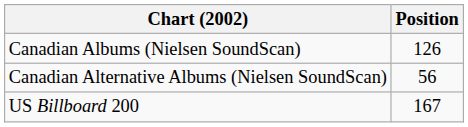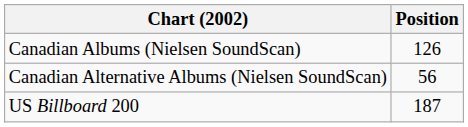(427, 106) 167 -> (427, 106) 187
